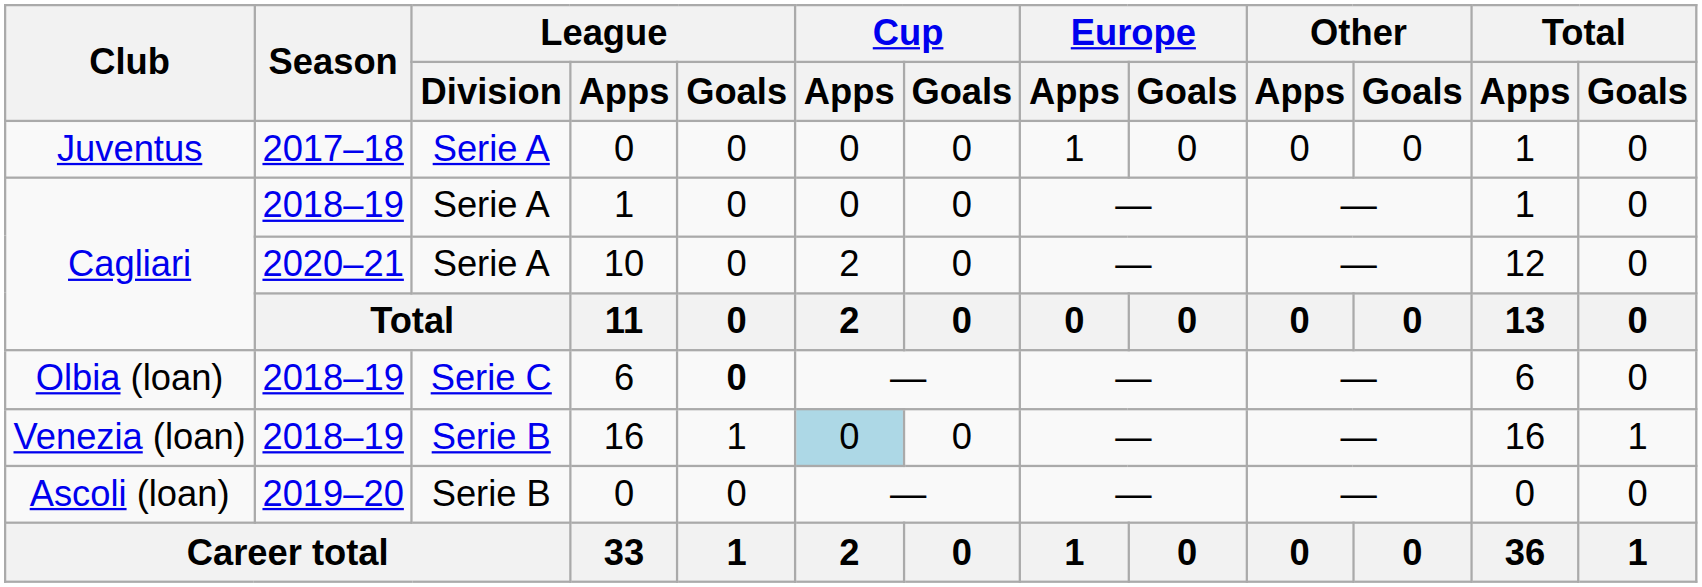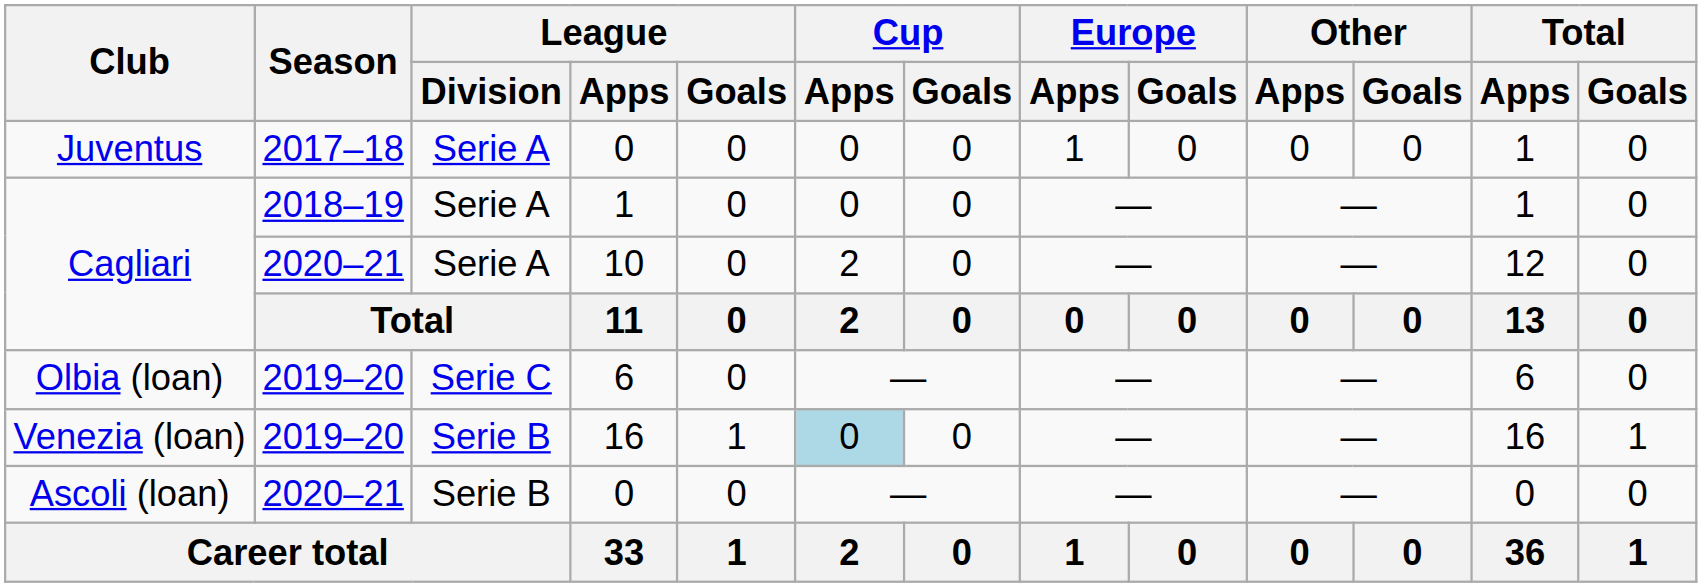(333, 378) 2018–19 -> (333, 378) 2019–20
(737, 378) bold -> (737, 378) normal
(333, 436) 2018–19 -> (333, 436) 2019–20
(333, 494) 2019–20 -> (333, 494) 2020–21
